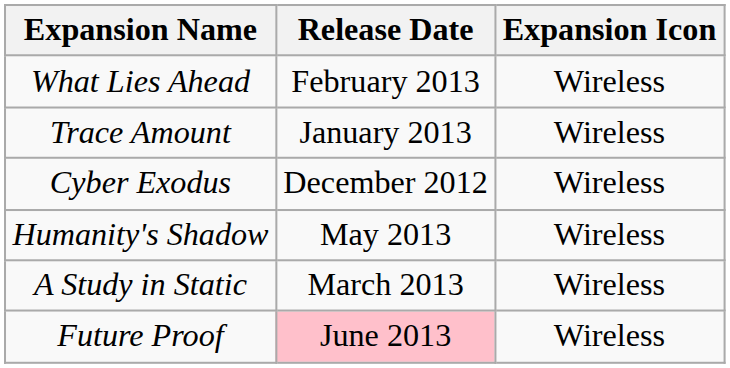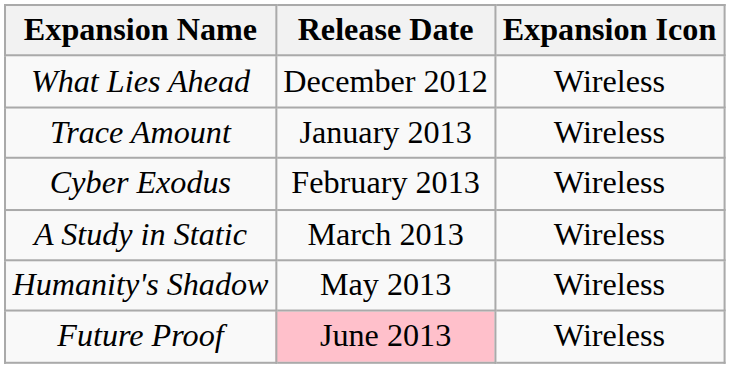(386, 81) February 2013 -> (386, 81) December 2012
(386, 183) December 2012 -> (386, 183) February 2013
rows swapped: (140, 285) <-> (140, 234)
